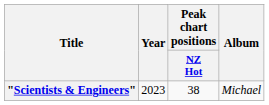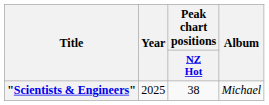(153, 90) 2023 -> (153, 90) 2025
